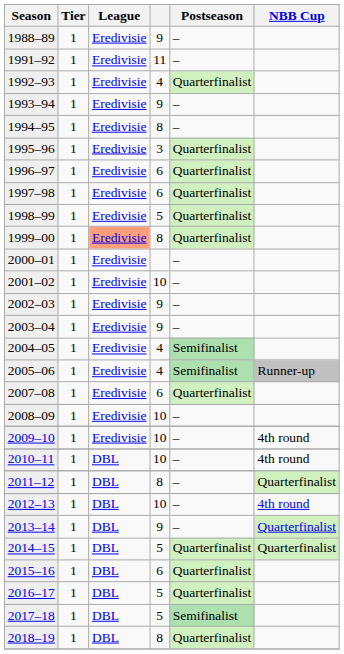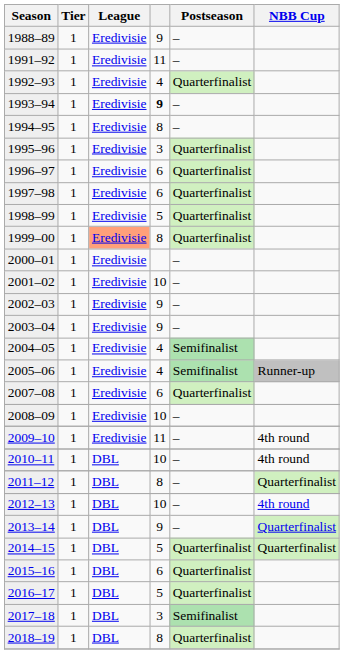(160, 104) normal -> (160, 104) bold
(160, 437) 10 -> (160, 437) 11
(160, 614) 5 -> (160, 614) 3
